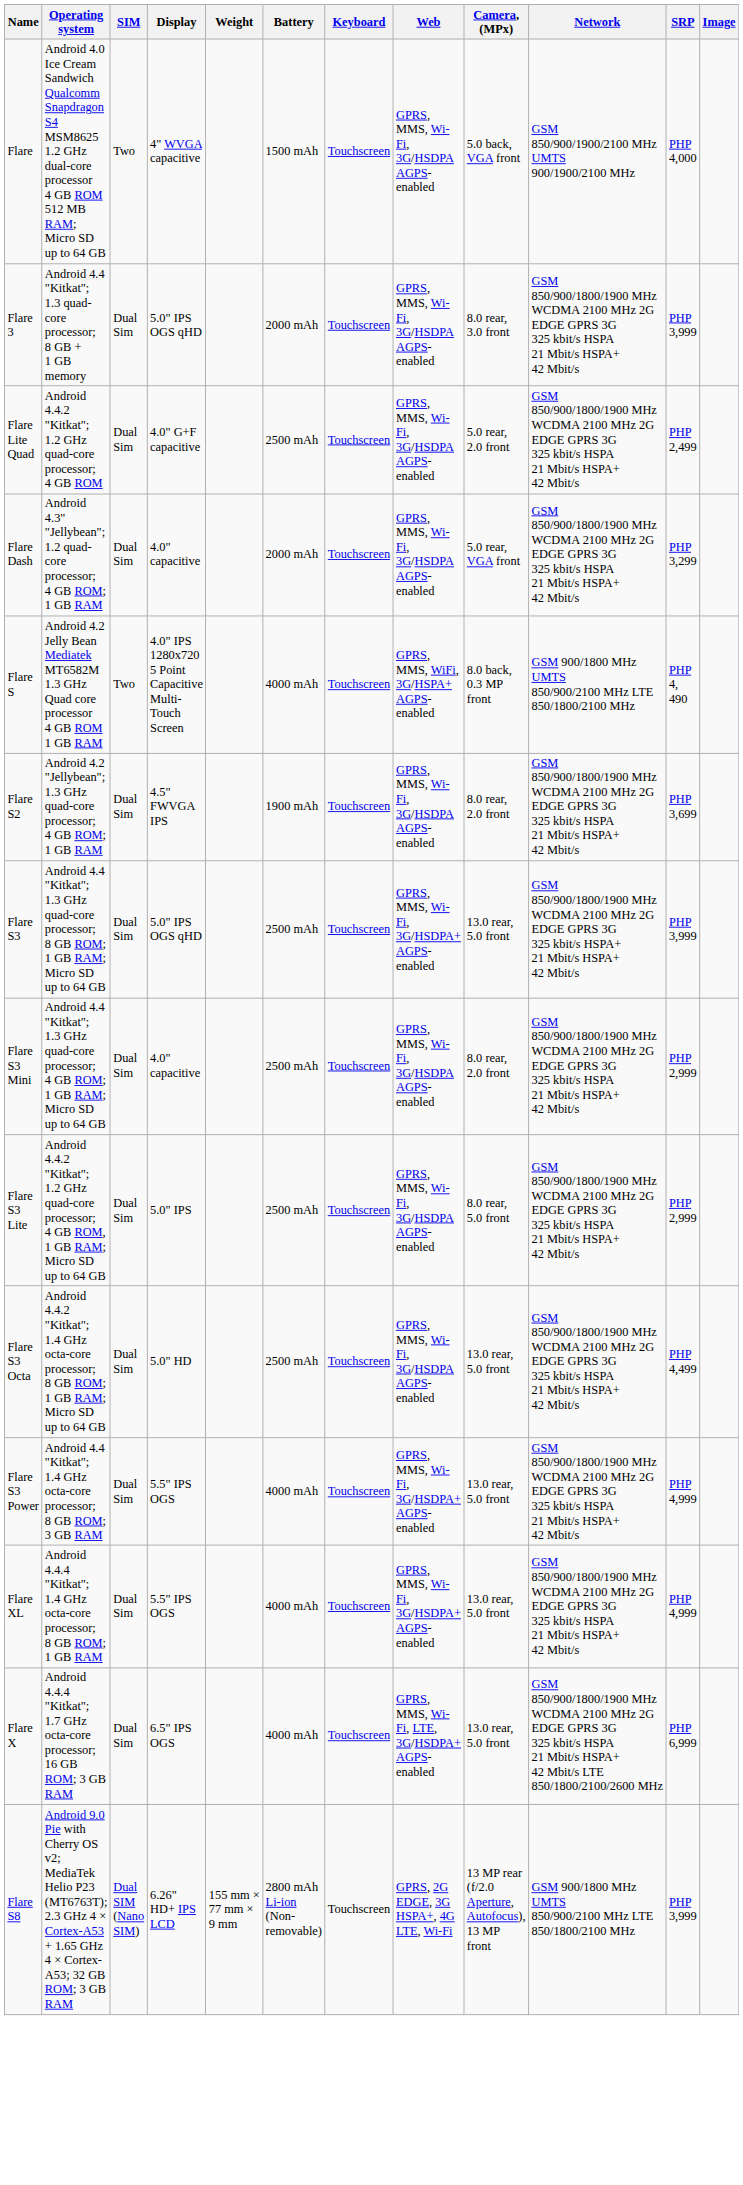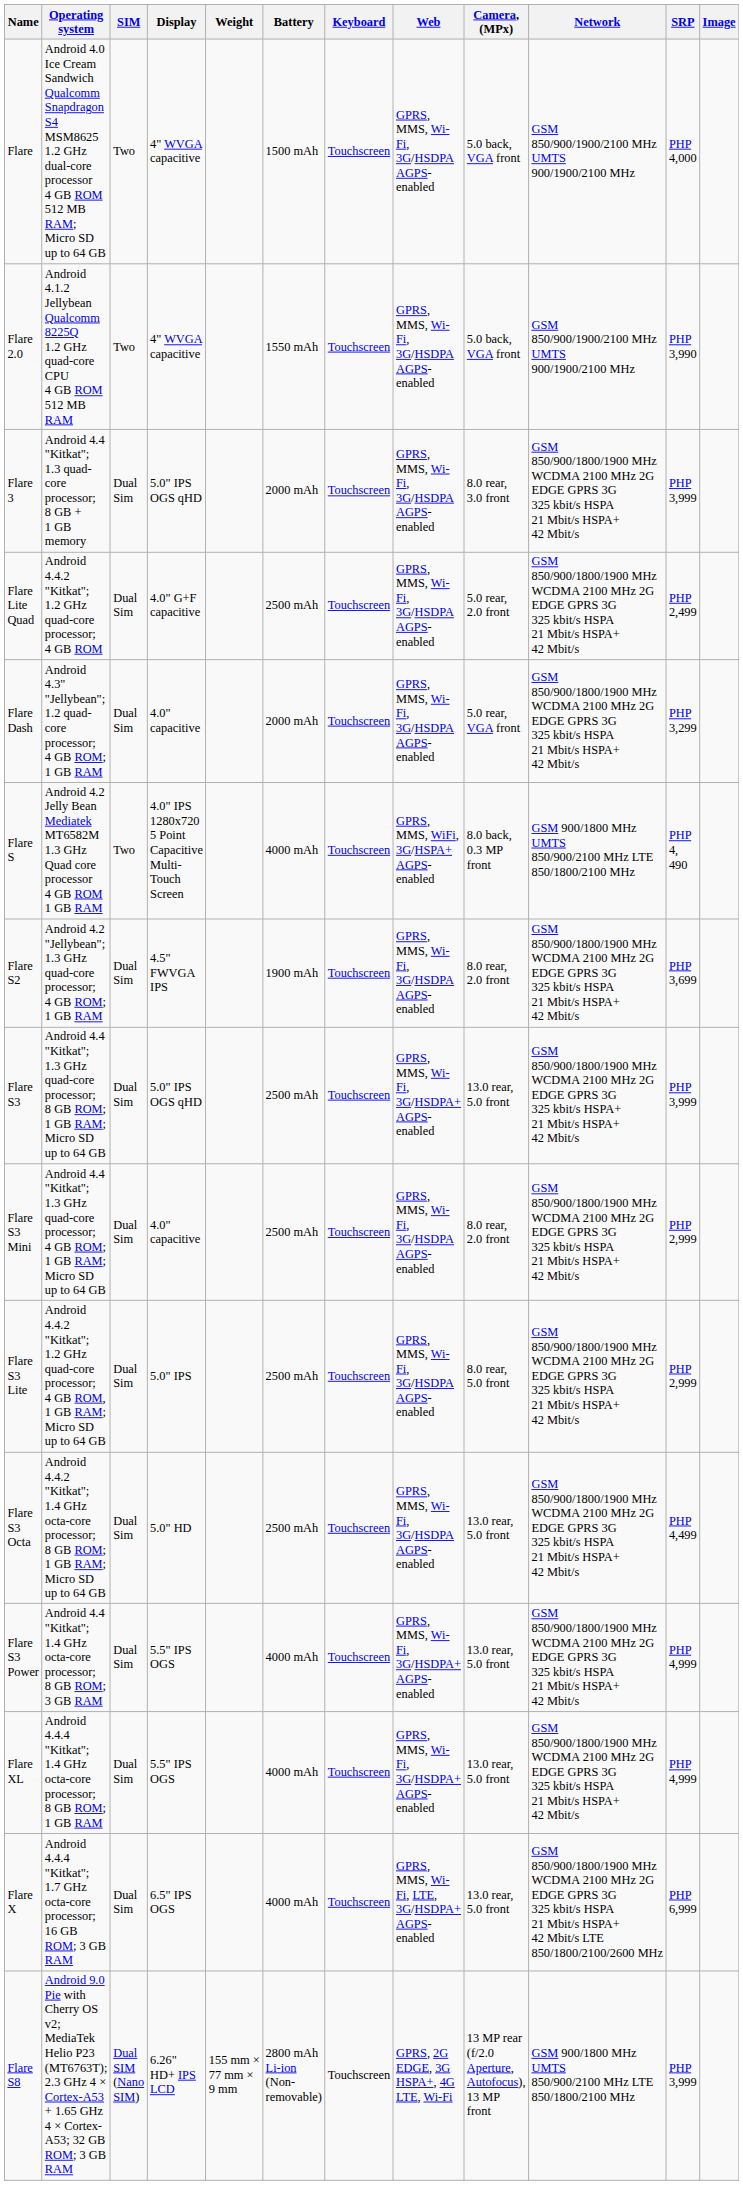+ row: (20, 346)
